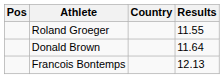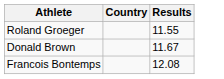- column: (17, 13)
(190, 47) 11.64 -> (166, 47) 11.67
(191, 64) 12.13 -> (166, 64) 12.08
